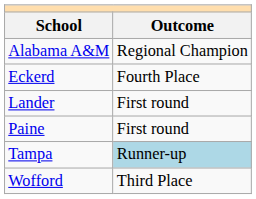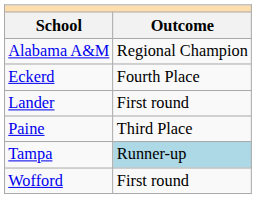(153, 128) First round -> (155, 128) Third Place
(155, 180) Third Place -> (153, 180) First round
